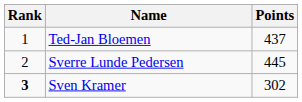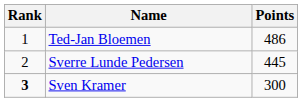(275, 39) 437 -> (275, 39) 486
(275, 85) 302 -> (275, 85) 300
